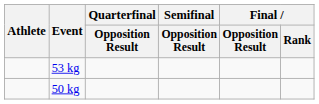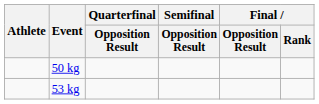rows swapped: (66, 89) <-> (66, 68)
